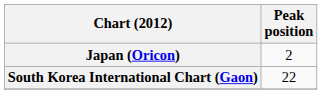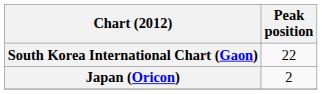rows swapped: (133, 54) <-> (133, 77)
